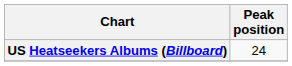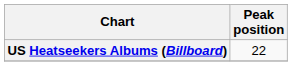(259, 50) 24 -> (259, 50) 22
